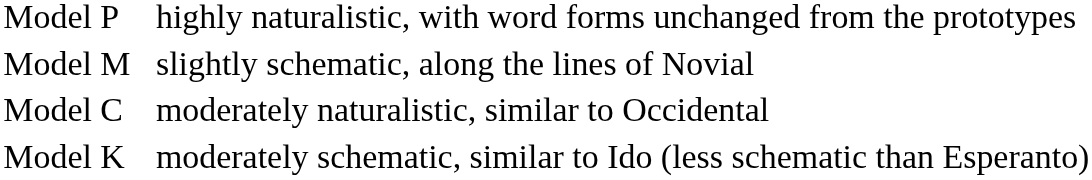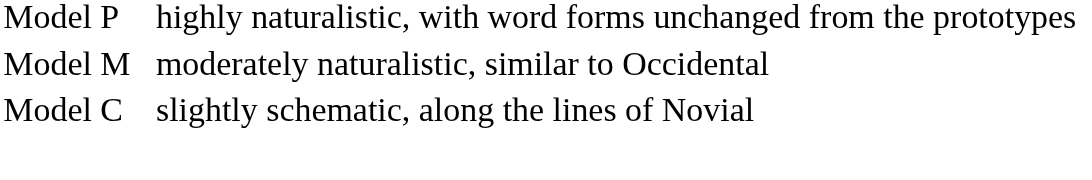(455, 63) slightly schematic, along the lines of Novial -> (463, 63) moderately naturalistic, similar to Occidental
(463, 110) moderately naturalistic, similar to Occidental -> (455, 110) slightly schematic, along the lines of Novial
- row: (64, 156)
